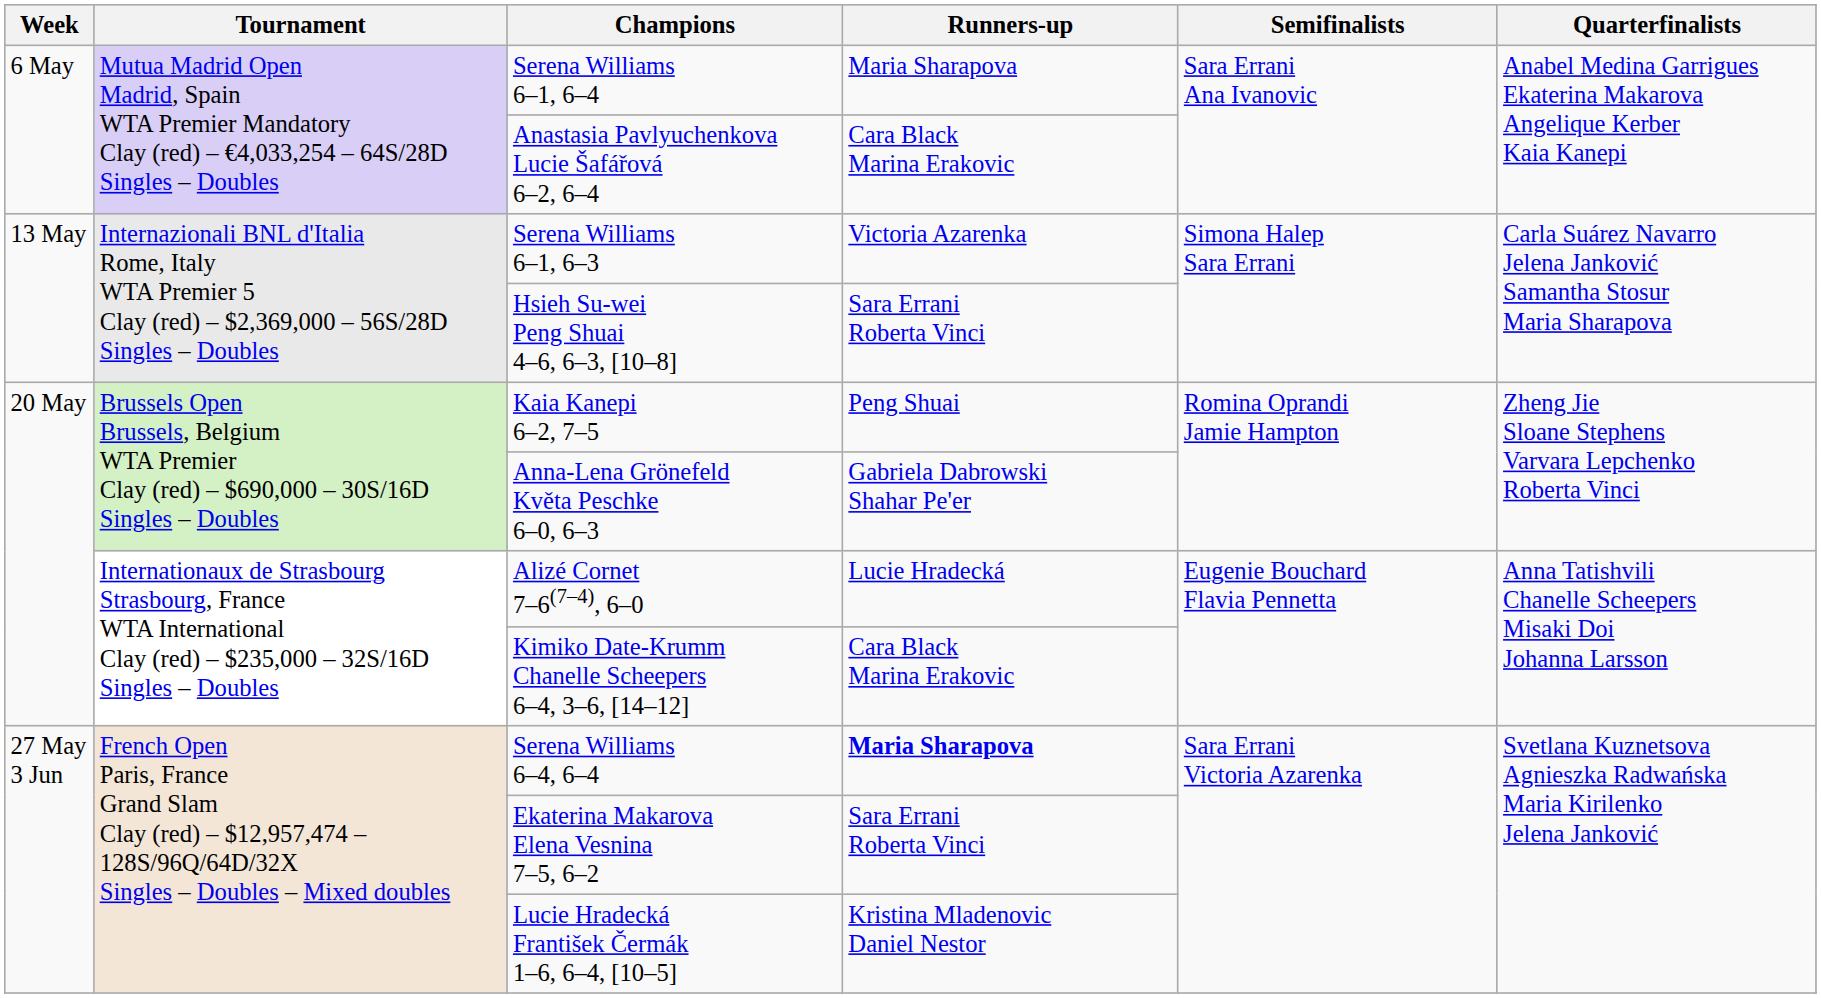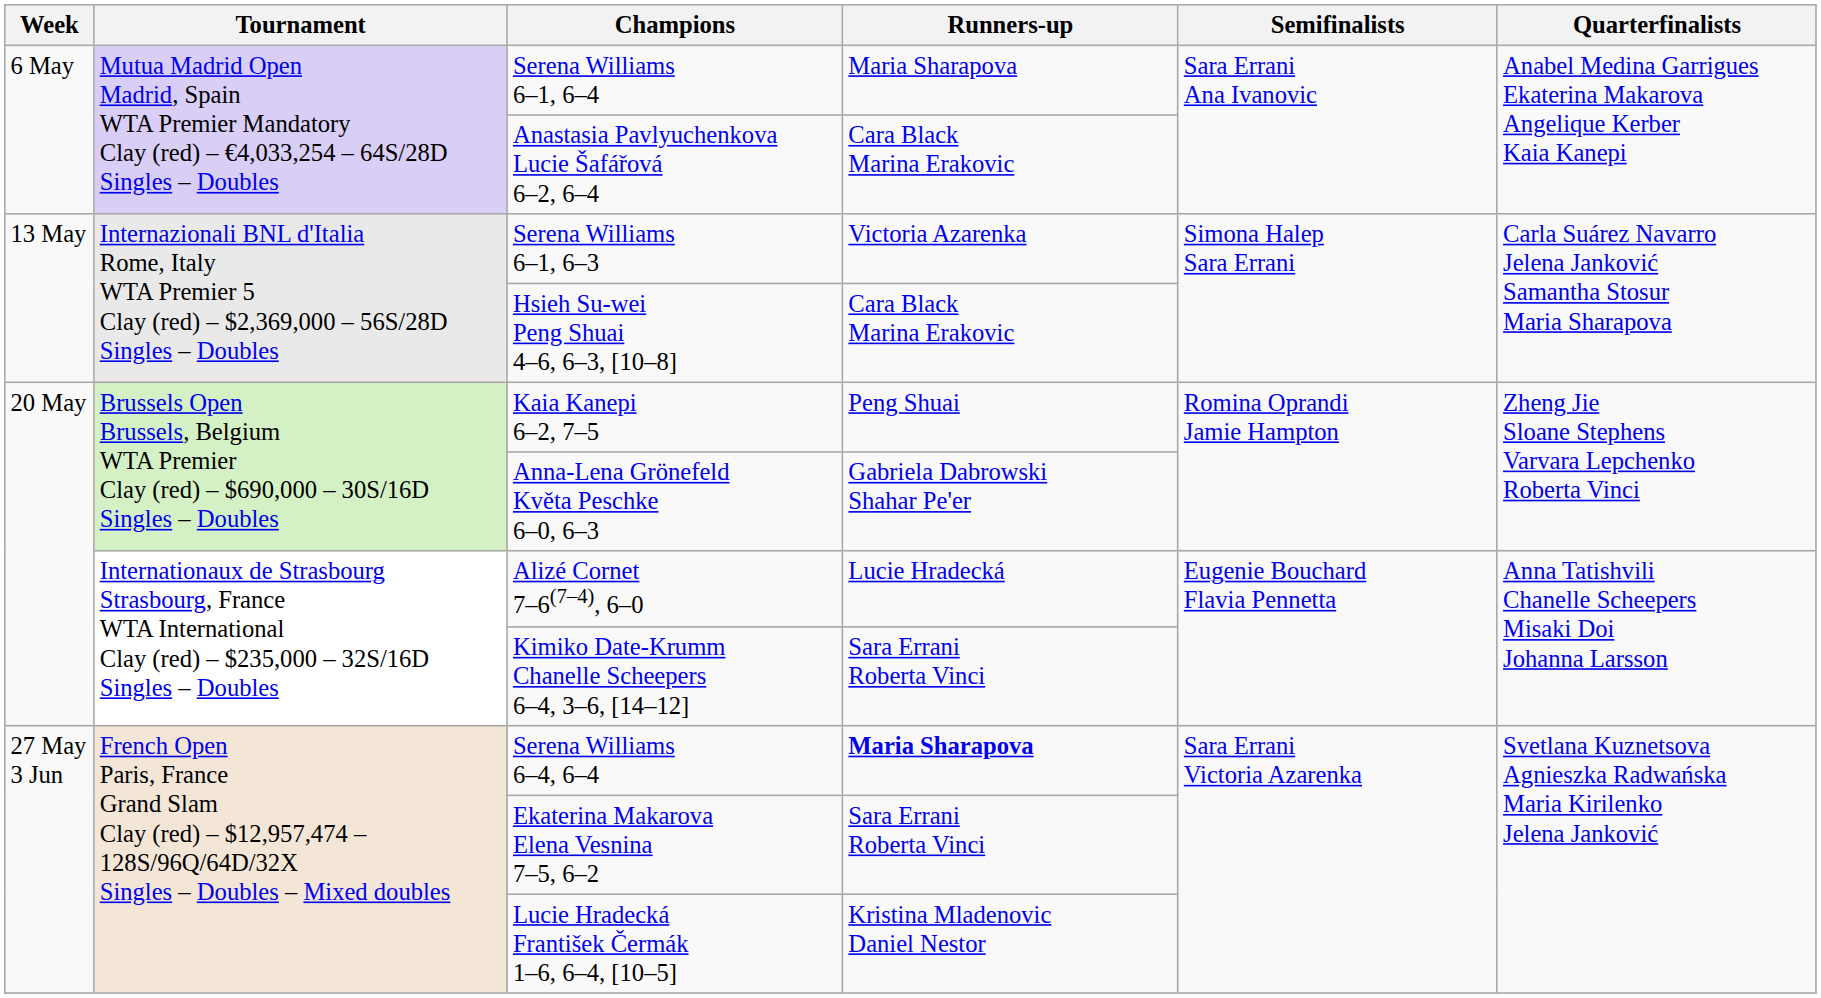(917, 318) Sara Errani Roberta Vinci -> (931, 318) Cara Black Marina Erakovic
(931, 660) Cara Black Marina Erakovic -> (917, 660) Sara Errani Roberta Vinci
